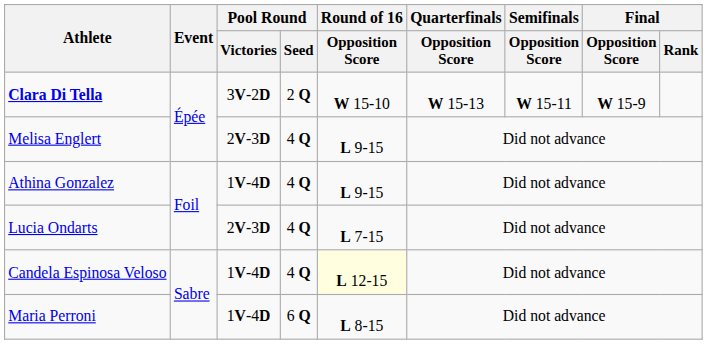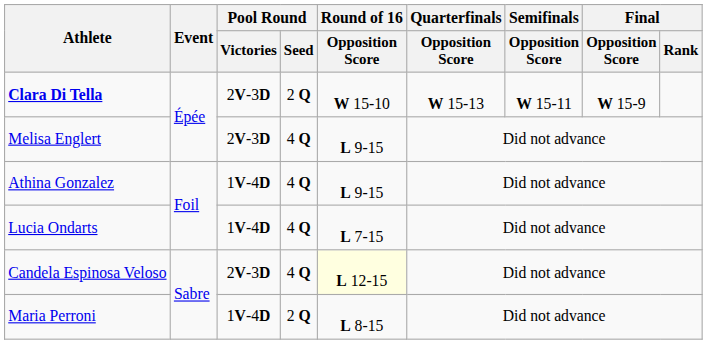(249, 94) 3V-2D -> (249, 94) 2V-3D
(249, 228) 2V-3D -> (249, 228) 1V-4D
(249, 272) 1V-4D -> (249, 272) 2V-3D
(299, 317) 6 Q -> (299, 317) 2 Q
